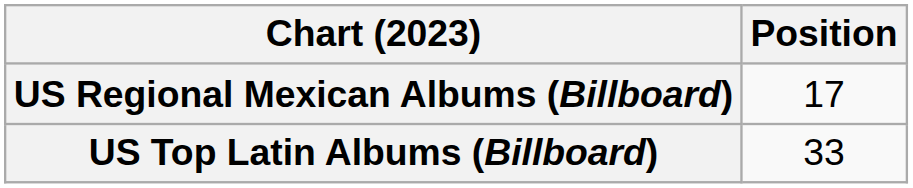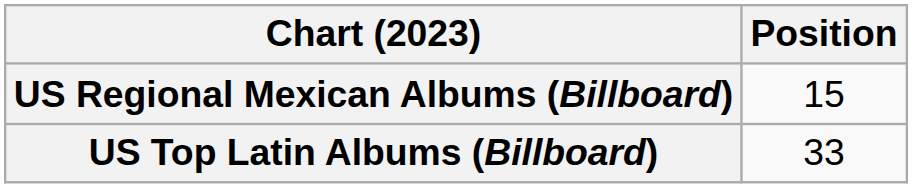(824, 93) 17 -> (824, 93) 15
